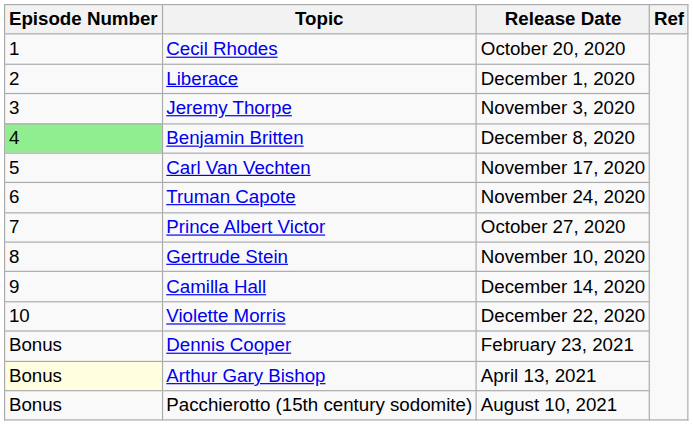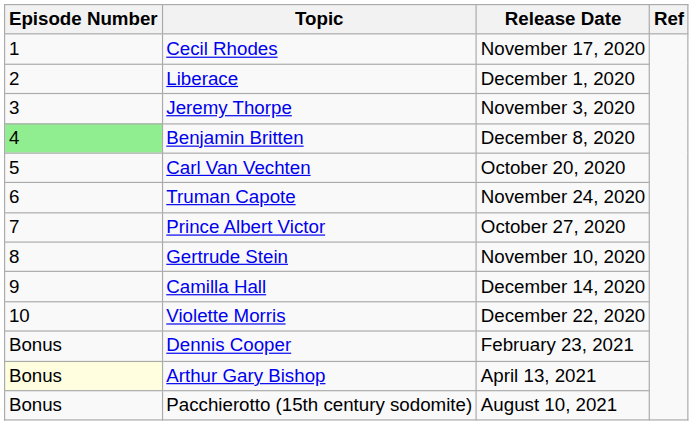(553, 49) October 20, 2020 -> (563, 49) November 17, 2020
(563, 167) November 17, 2020 -> (553, 167) October 20, 2020
